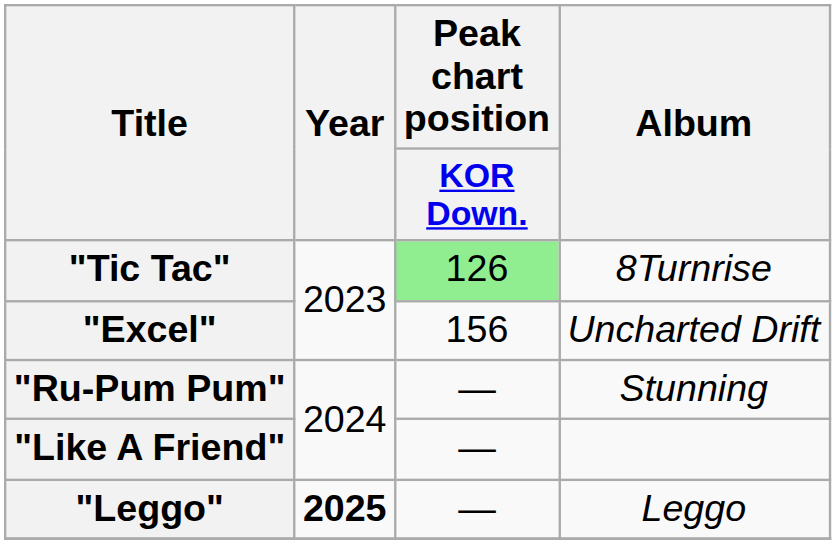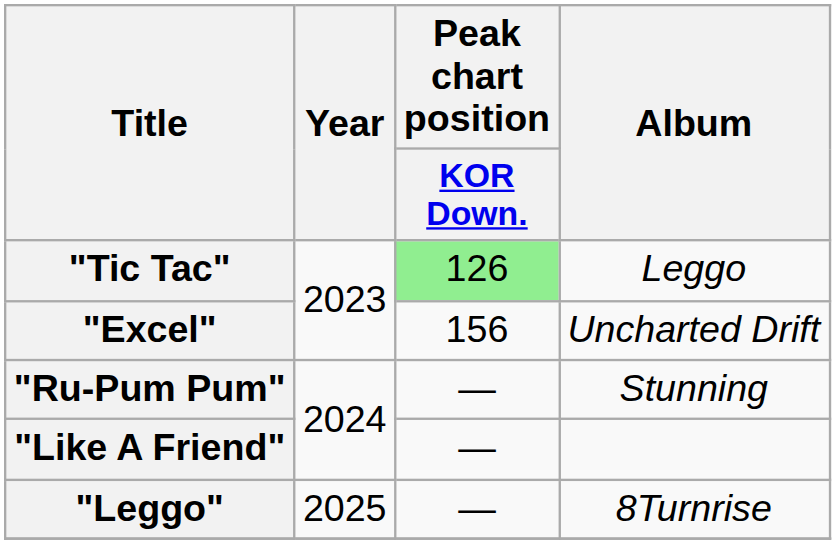(694, 269) 8Turnrise -> (694, 269) Leggo
(345, 508) bold -> (345, 508) normal
(694, 508) Leggo -> (694, 508) 8Turnrise
